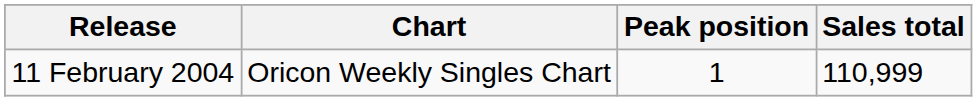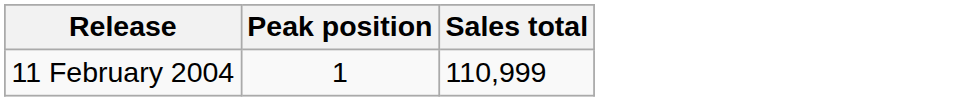- column: (429, 27)
